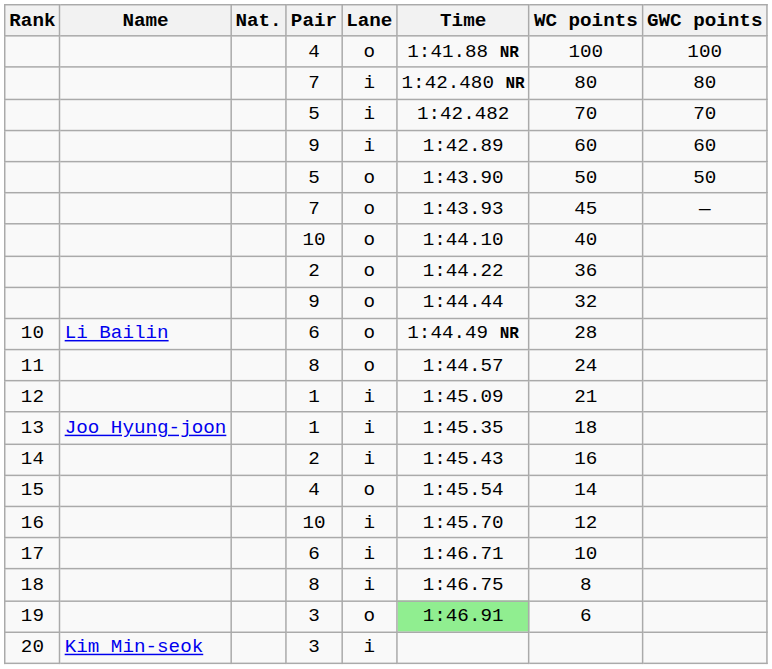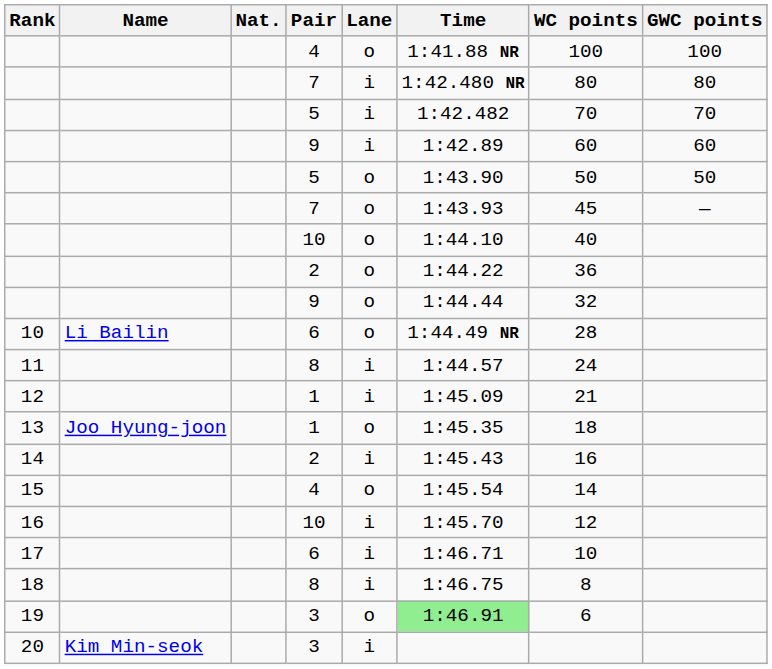(369, 365) o -> (369, 365) i
(369, 428) i -> (369, 428) o
